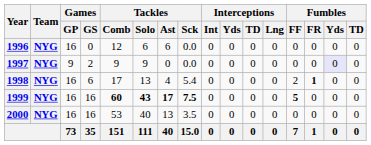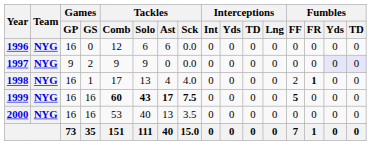(356, 64) no background -> (356, 64) lavender background
(90, 81) 6 -> (90, 81) 1
(190, 81) 5.4 -> (190, 81) 4.0
